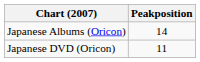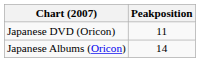rows swapped: (66, 31) <-> (61, 48)
